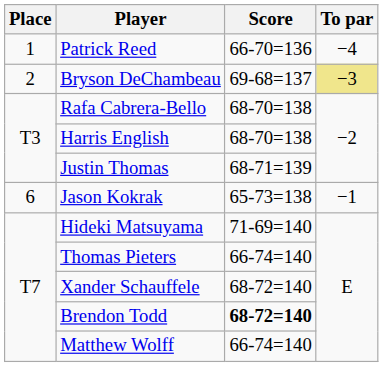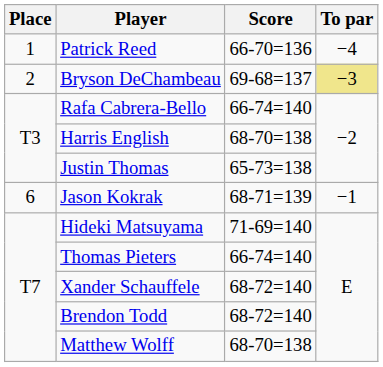(271, 108) 68-70=138 -> (271, 108) 66-74=140
(271, 167) 68-71=139 -> (271, 167) 65-73=138
(271, 197) 65-73=138 -> (271, 197) 68-71=139
(271, 316) bold -> (271, 316) normal
(271, 345) 66-74=140 -> (271, 345) 68-70=138
